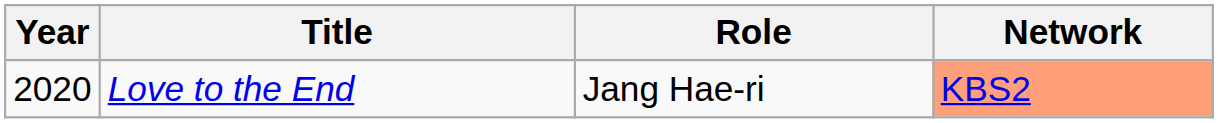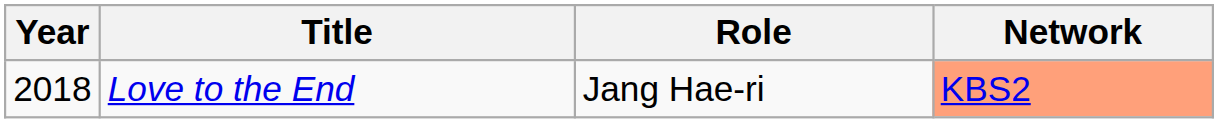(52, 88) 2020 -> (52, 88) 2018
